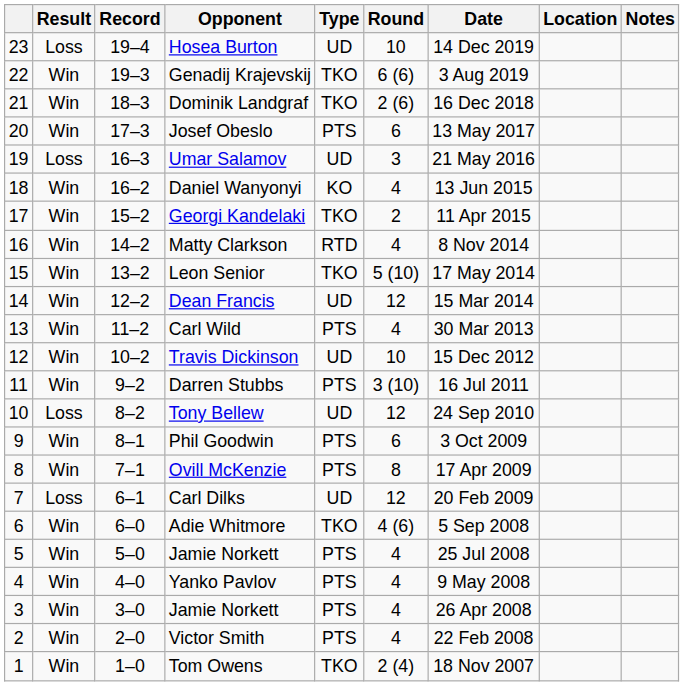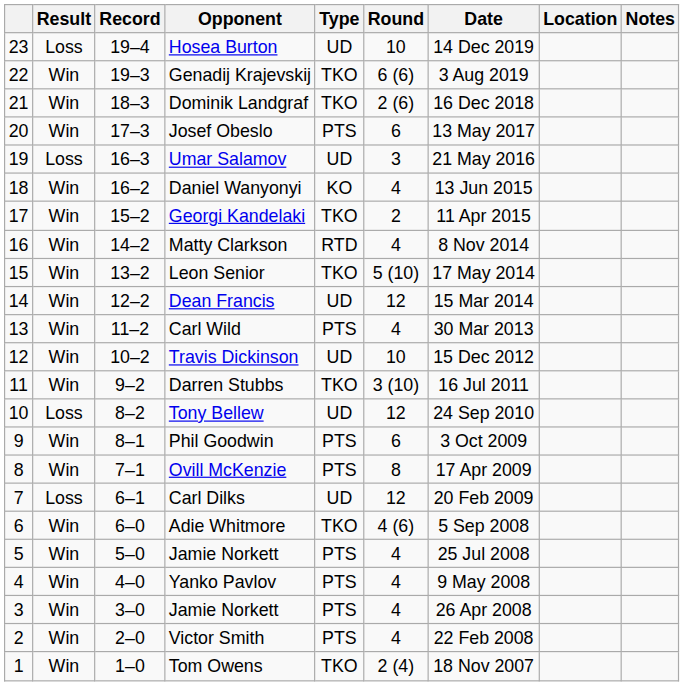(339, 385) PTS -> (339, 385) TKO
